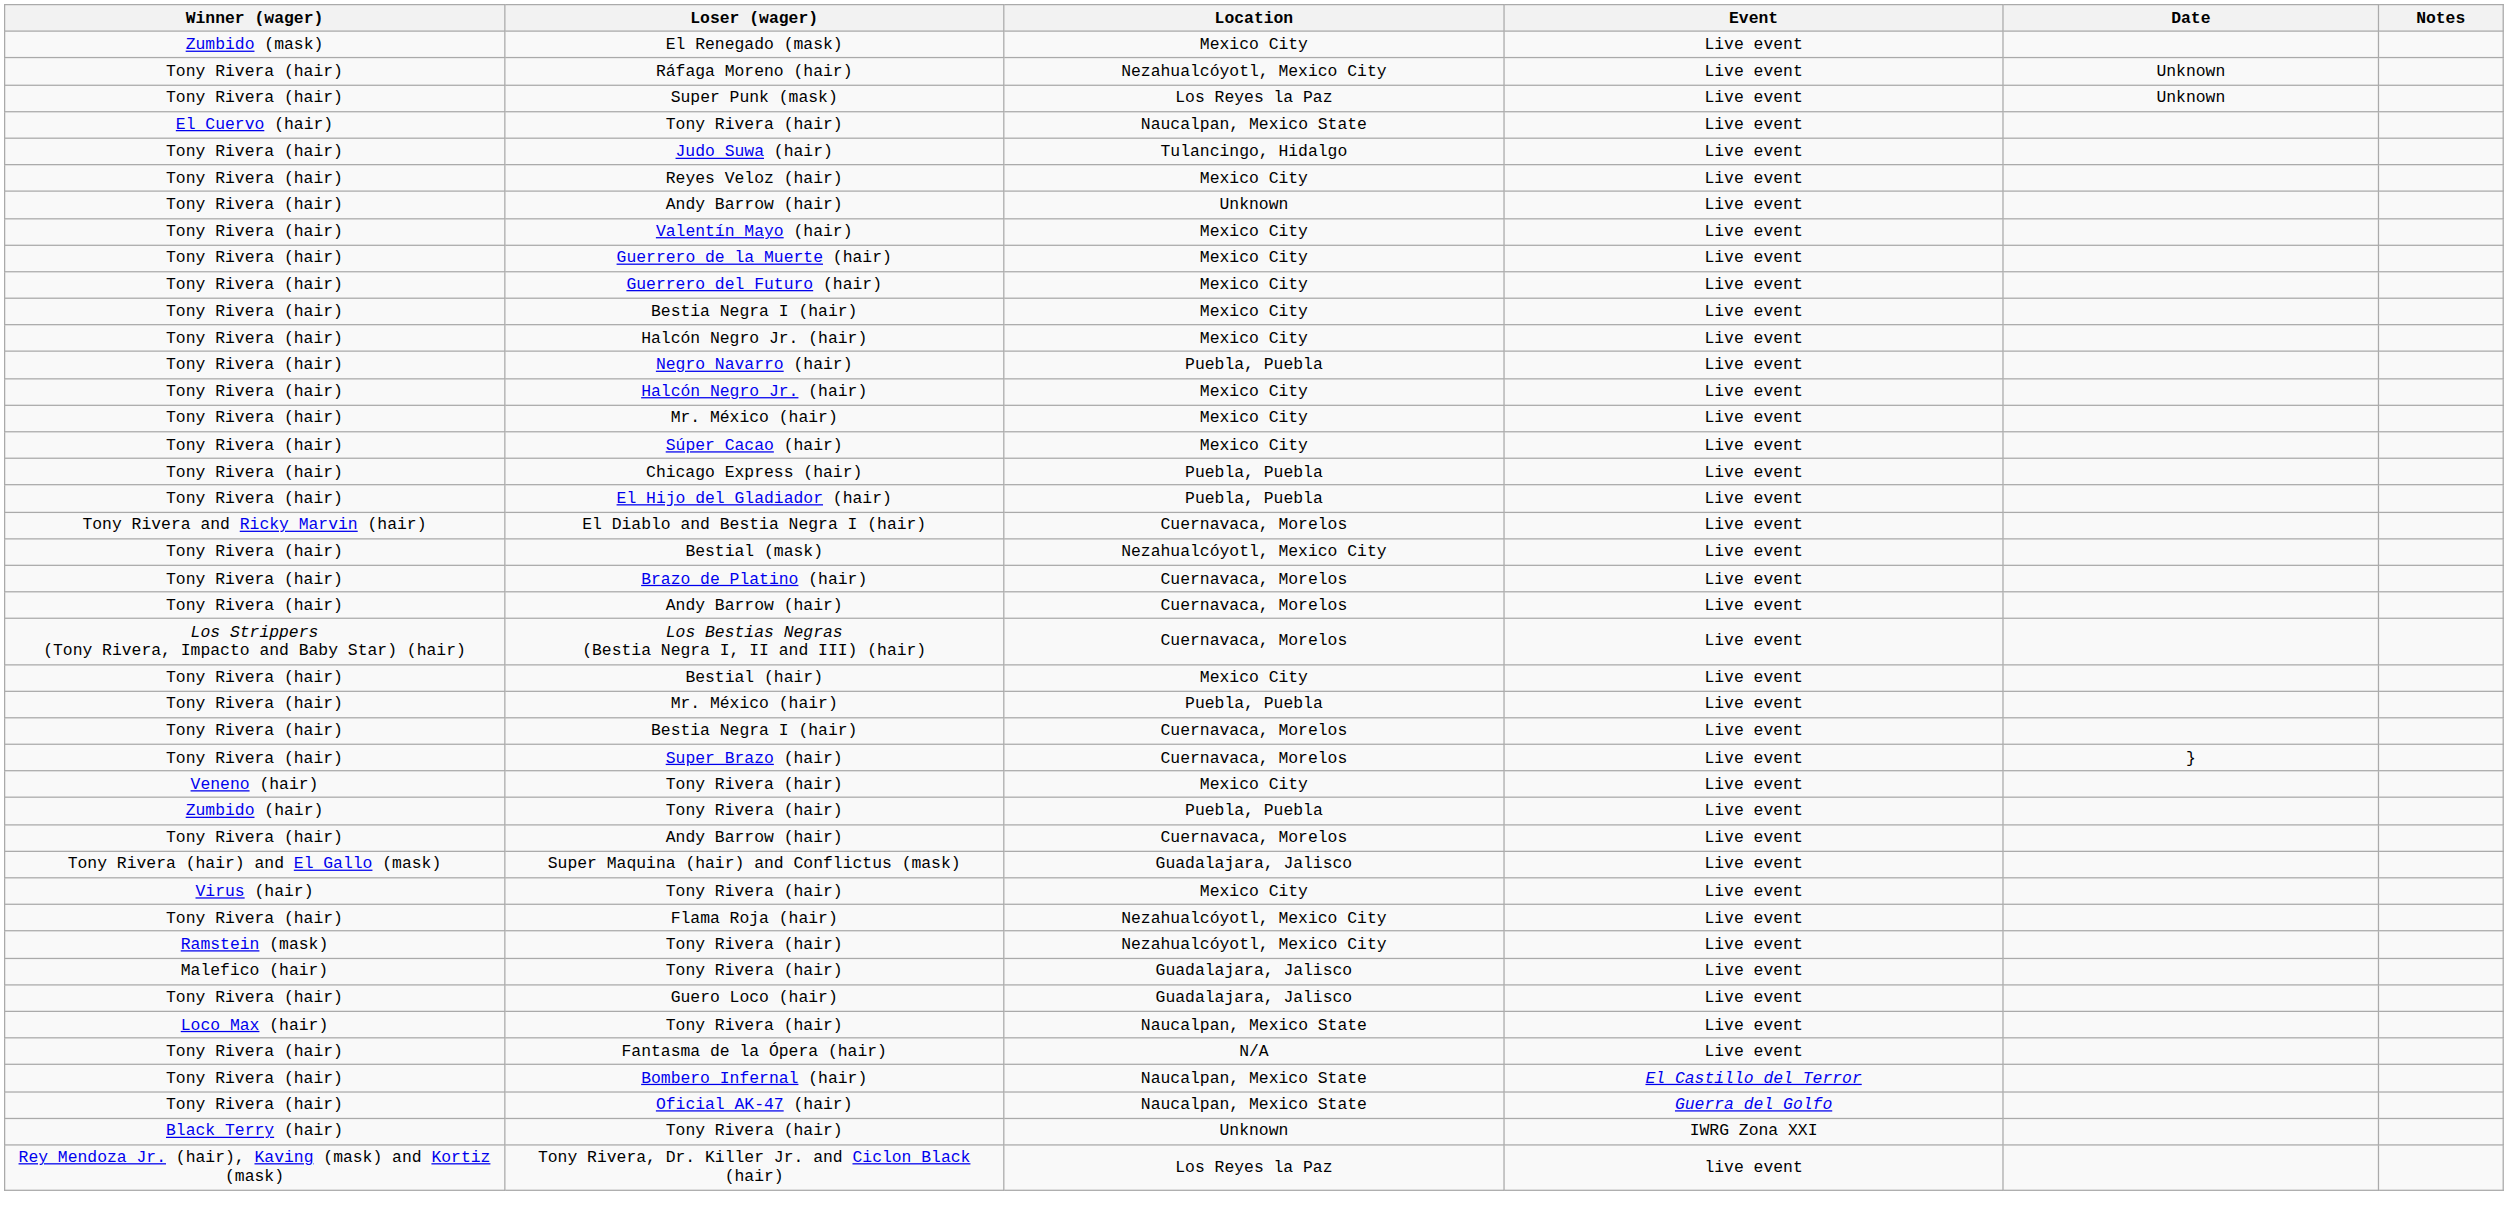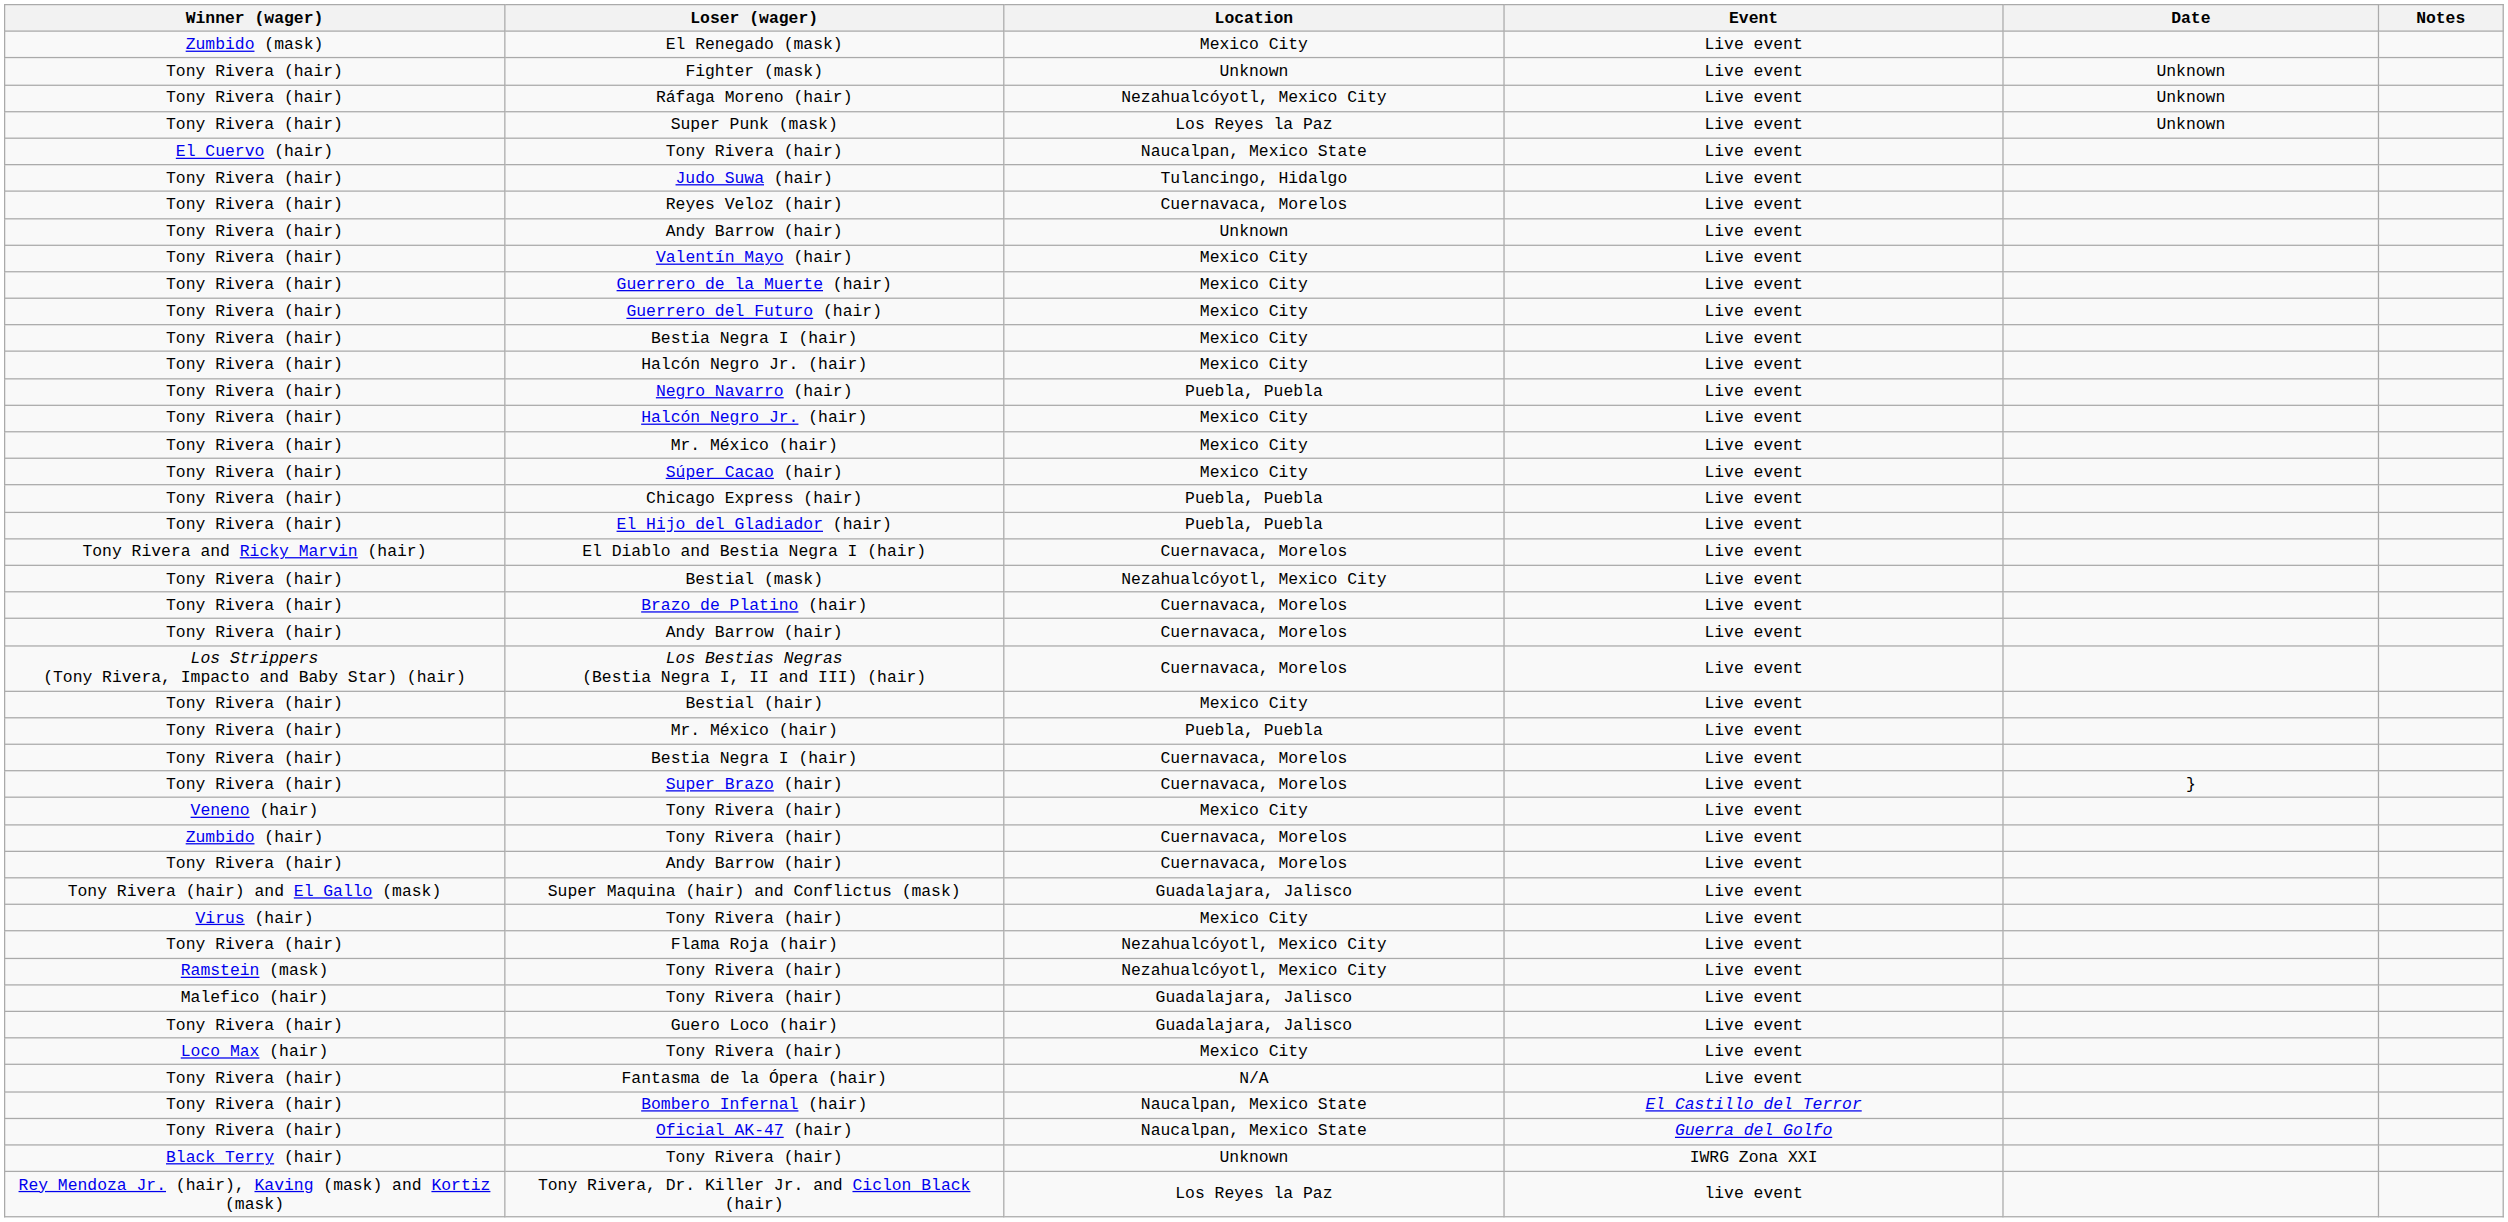+ row: (254, 71)
(1254, 178) Mexico City -> (1254, 205) Cuernavaca, Morelos
(1254, 811) Puebla, Puebla -> (1254, 838) Cuernavaca, Morelos
(1254, 1025) Naucalpan, Mexico State -> (1254, 1051) Mexico City
